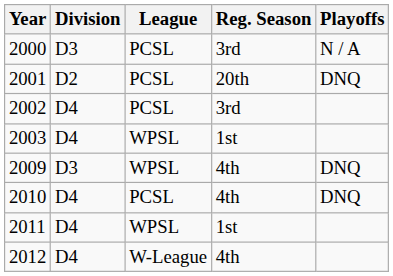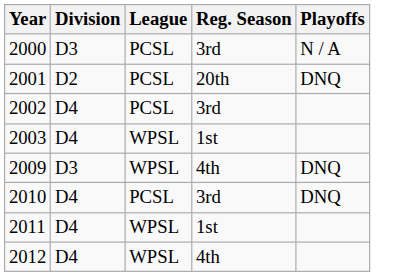(228, 197) 4th -> (208, 197) 3rd
(168, 256) W-League -> (154, 256) WPSL
